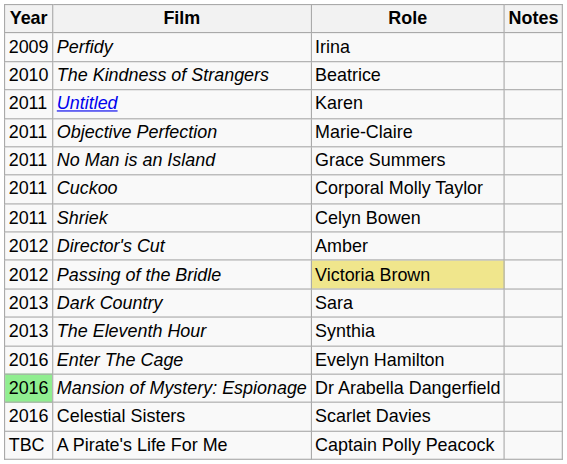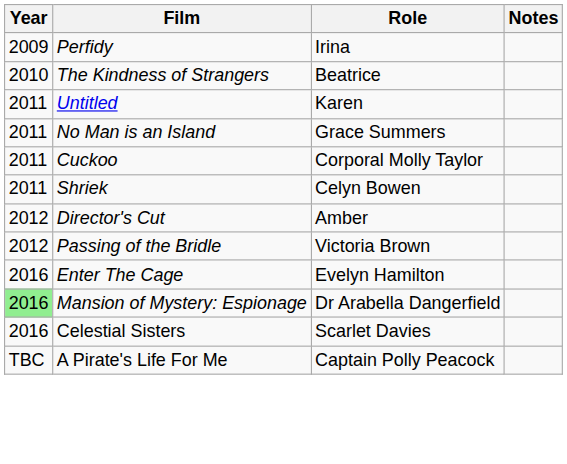- row: (137, 132)
(373, 274) khaki background -> (373, 246) no background
- row: (110, 302)
- row: (132, 331)
